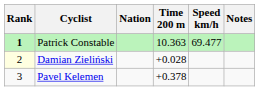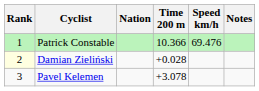(20, 42) bold -> (20, 42) normal
(171, 42) 10.363 -> (171, 42) 10.366
(206, 42) 69.477 -> (206, 42) 69.476
(171, 77) +0.378 -> (171, 77) +3.078
